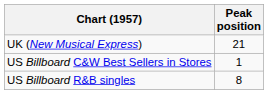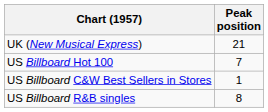+ row: (60, 62)
